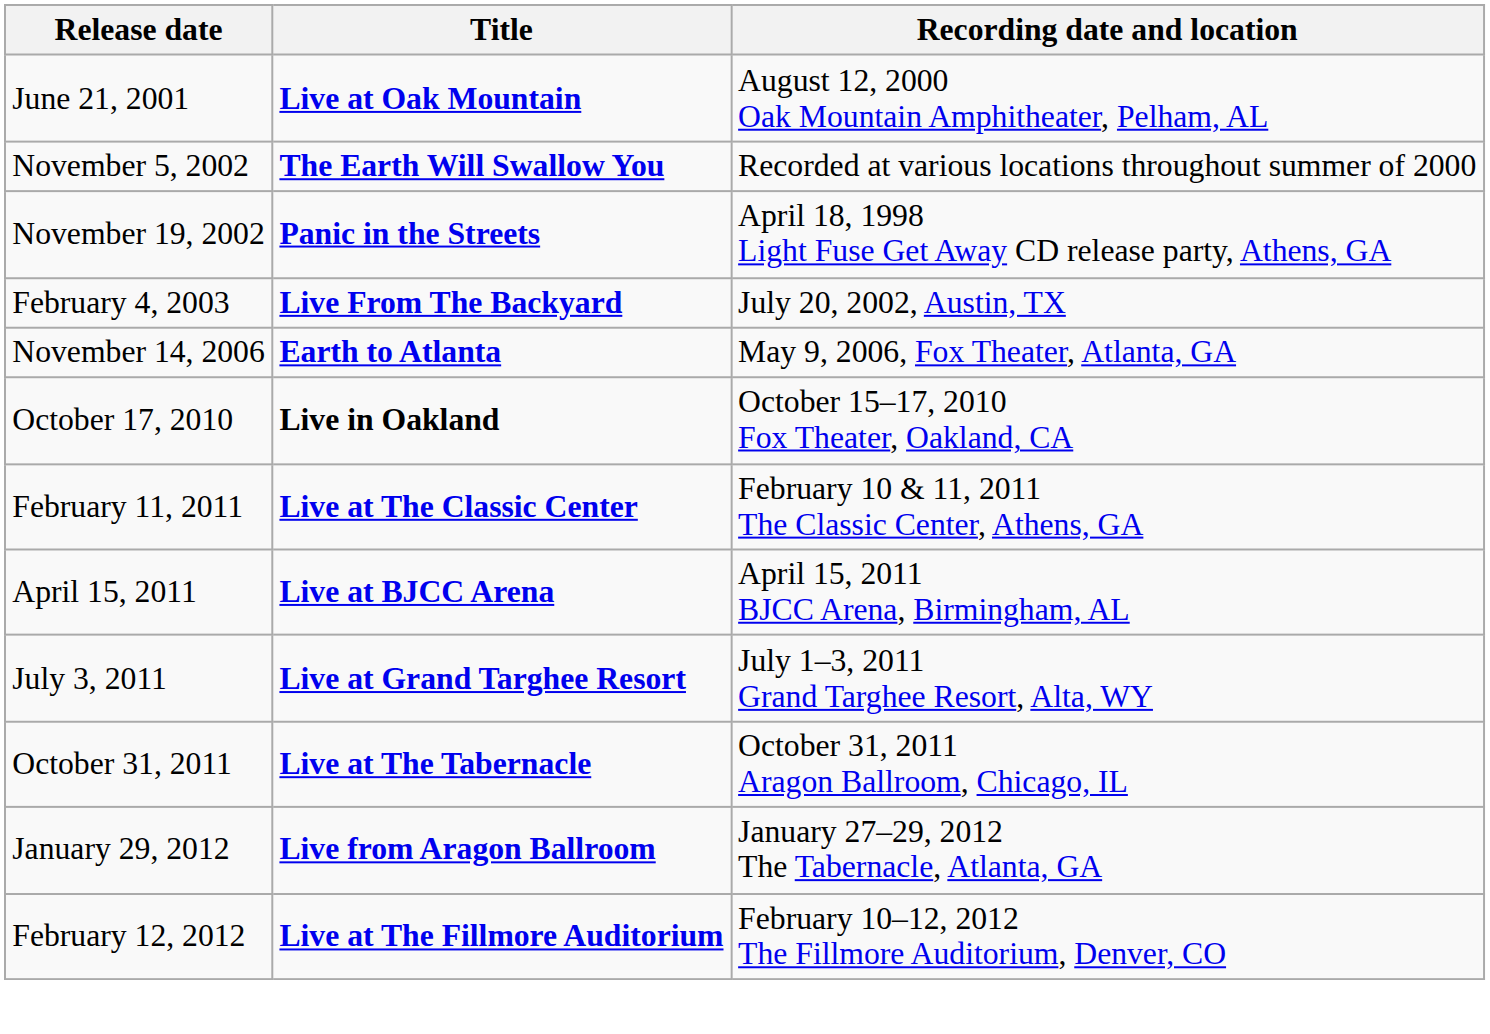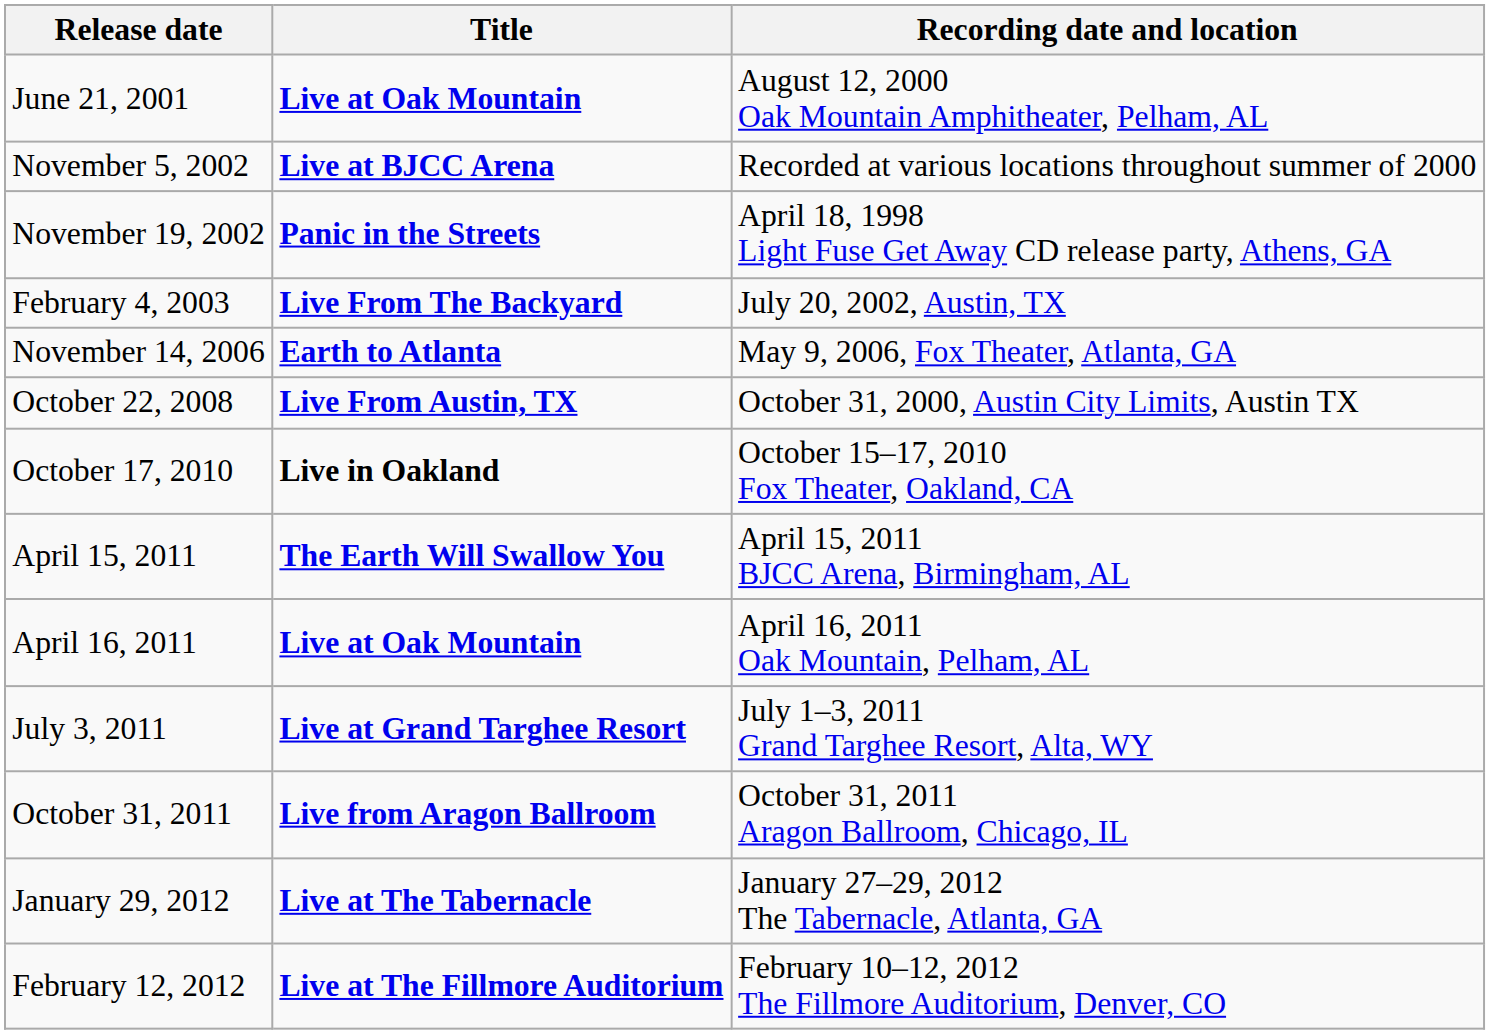(472, 165) The Earth Will Swallow You -> (417, 165) Live at BJCC Arena
+ row: (123, 402)
- row: (128, 506)
(417, 591) Live at BJCC Arena -> (472, 556) The Earth Will Swallow You
+ row: (105, 642)
(435, 763) Live at The Tabernacle -> (468, 813) Live from Aragon Ballroom
(468, 849) Live from Aragon Ballroom -> (435, 899) Live at The Tabernacle
